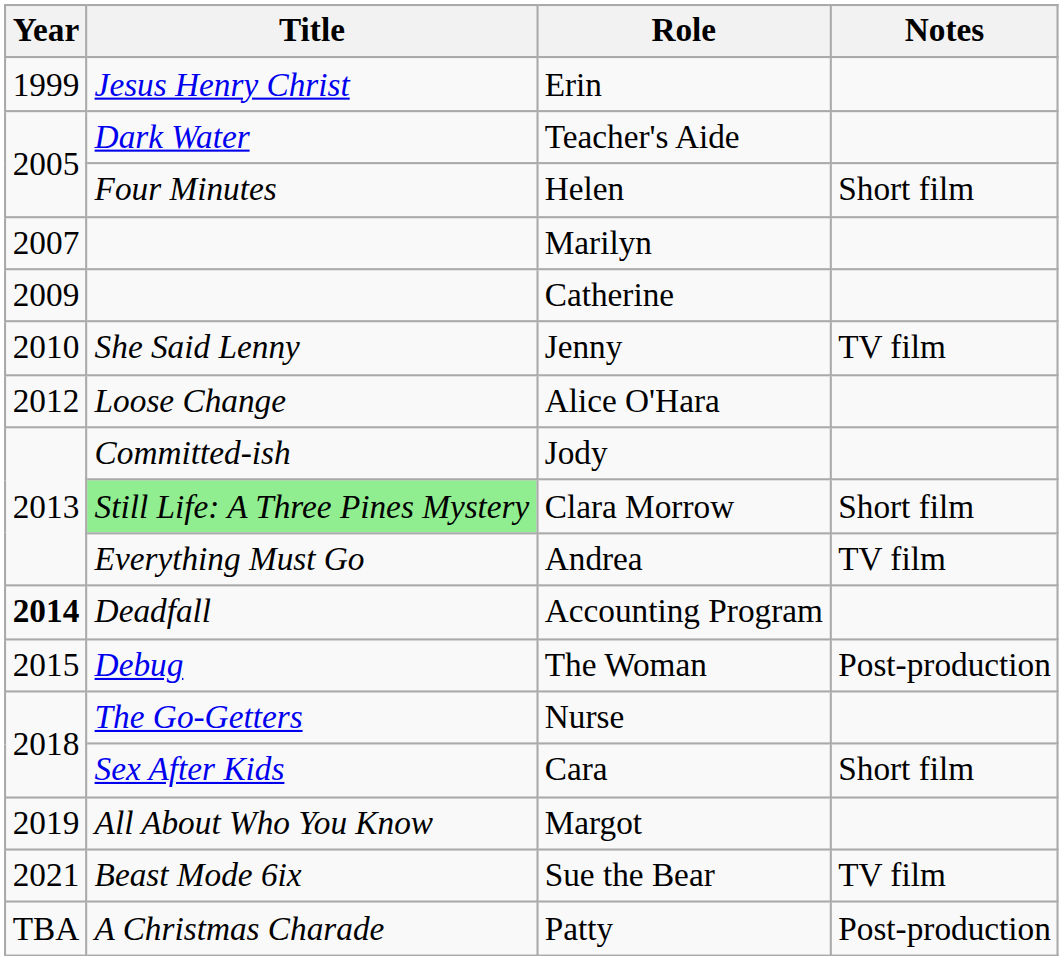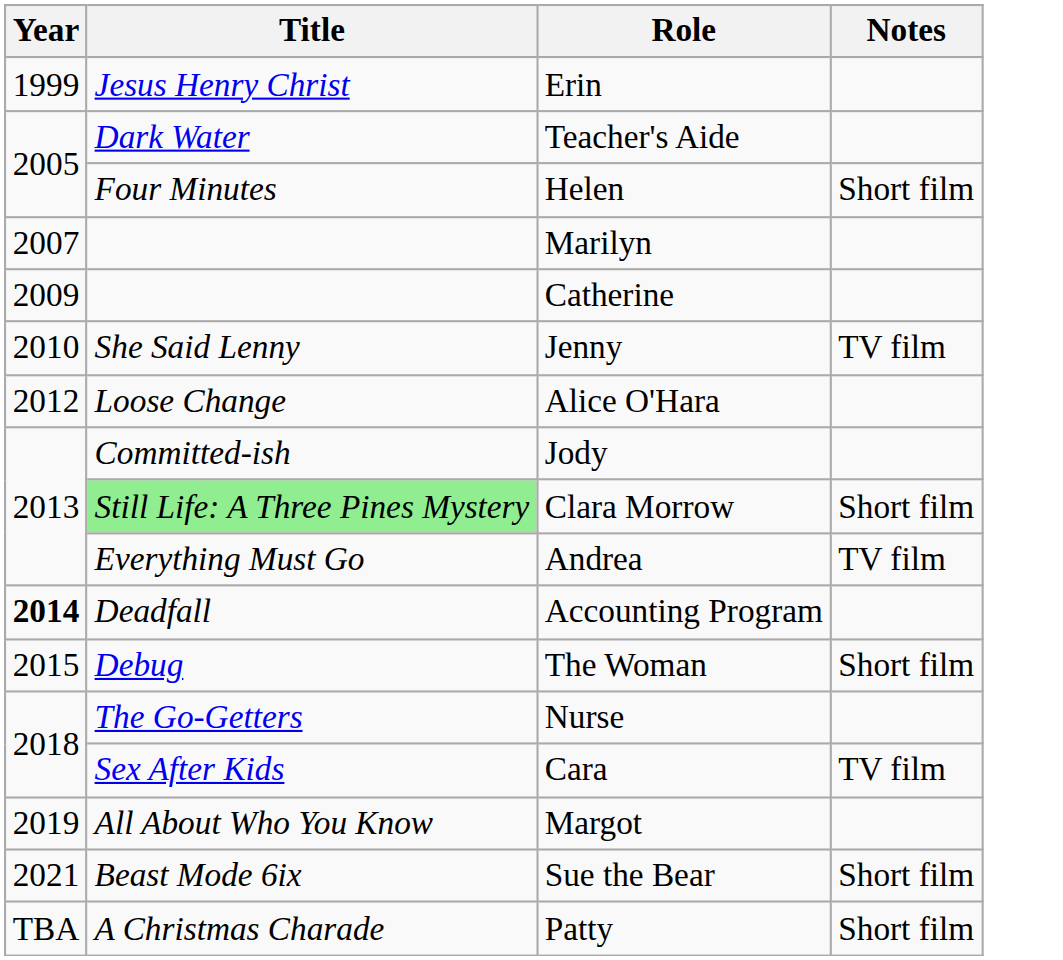(945, 664) Post-production -> (906, 664) Short film
(906, 769) Short film -> (892, 769) TV film
(892, 875) TV film -> (906, 875) Short film
(945, 928) Post-production -> (906, 928) Short film
